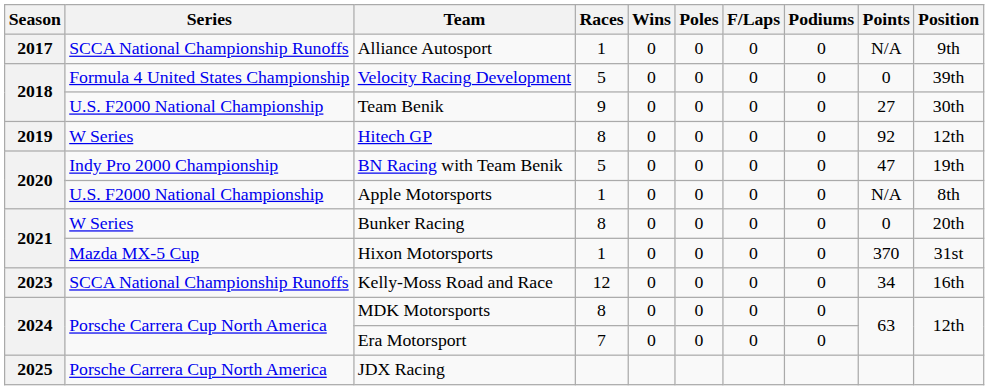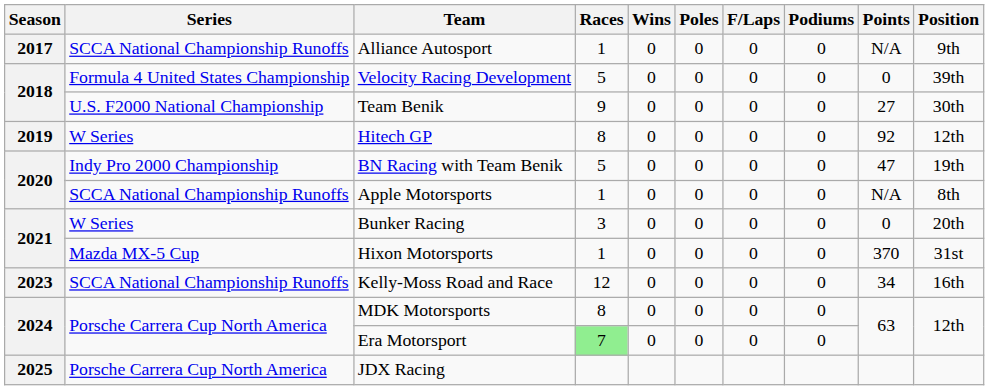(196, 194) U.S. F2000 National Championship -> (209, 194) SCCA National Championship Runoffs
(602, 223) 8 -> (602, 223) 3
(602, 340) no background -> (602, 340) lightgreen background
